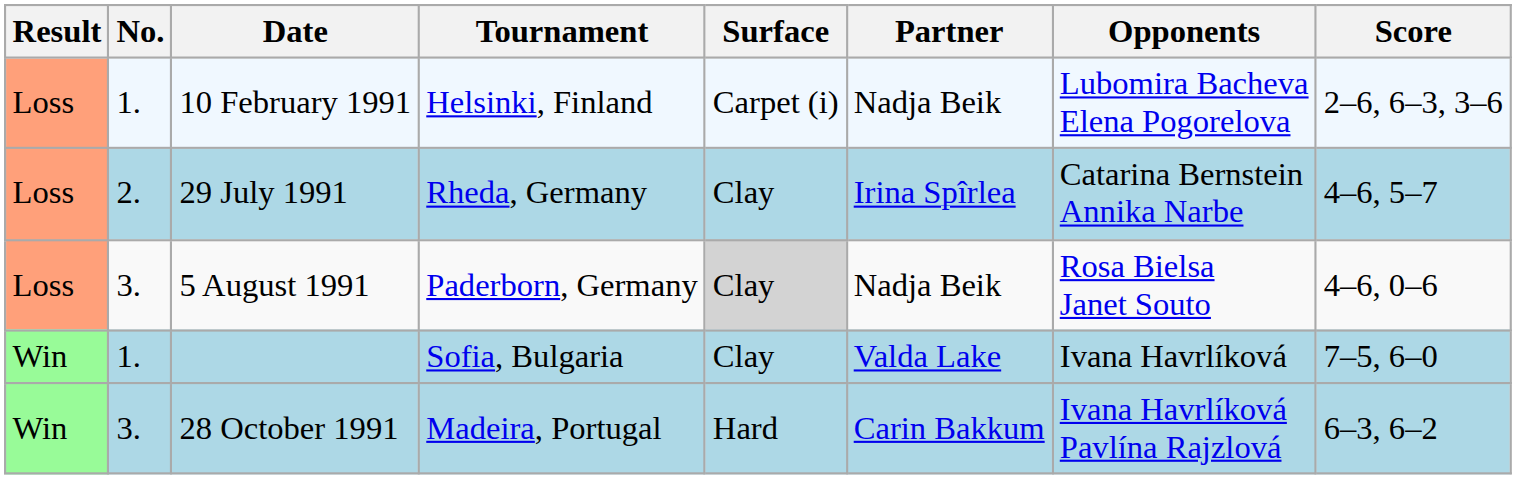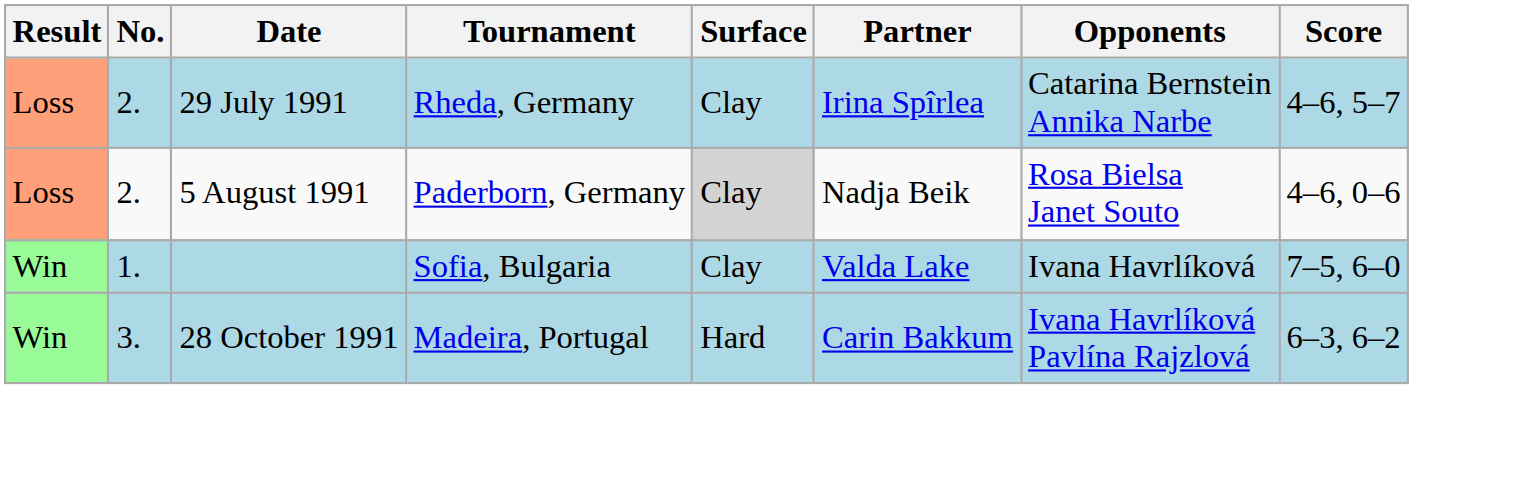- row: (295, 102)
(129, 283) 3. -> (129, 192) 2.
